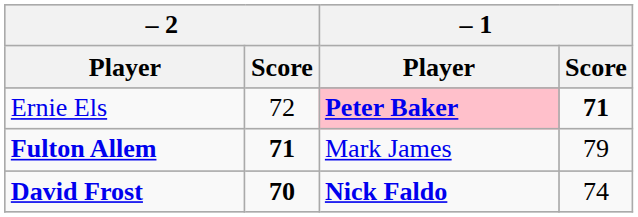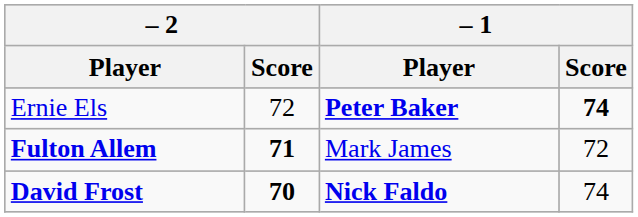(392, 107) pink background -> (392, 107) no background
(596, 107) 71 -> (596, 107) 74
(596, 149) 79 -> (596, 149) 72
